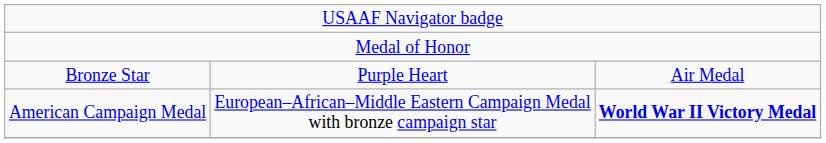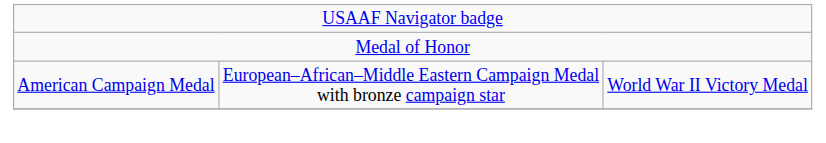- row: (108, 74)
(708, 113) bold -> (708, 84) normal
